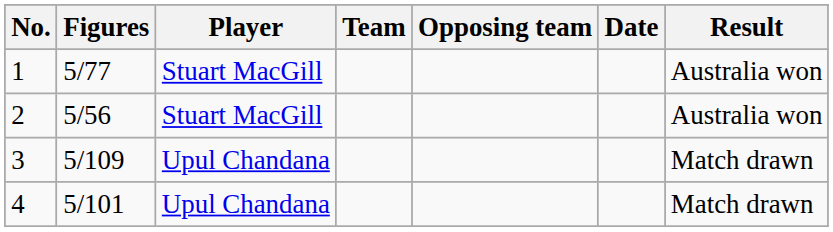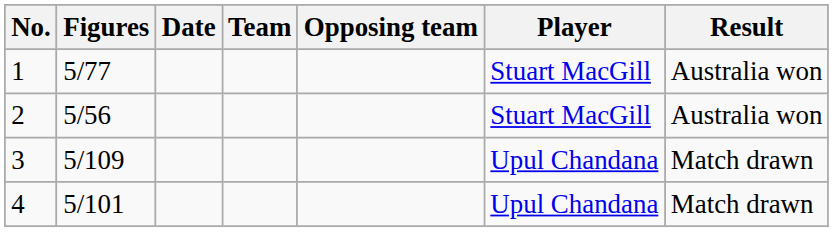columns swapped: (246, 26) <-> (631, 26)
